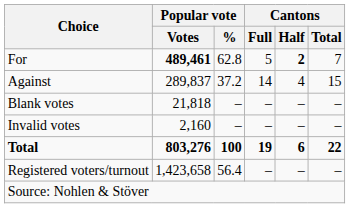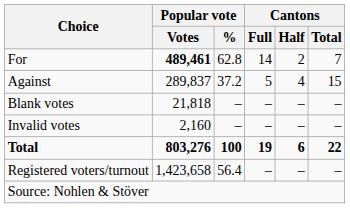(269, 59) 5 -> (265, 59) 14
(301, 59) bold -> (301, 59) normal
(265, 81) 14 -> (269, 81) 5
